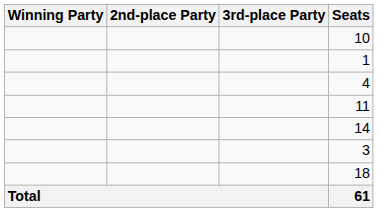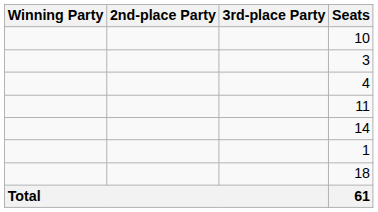rows swapped: (366, 151) <-> (366, 60)
